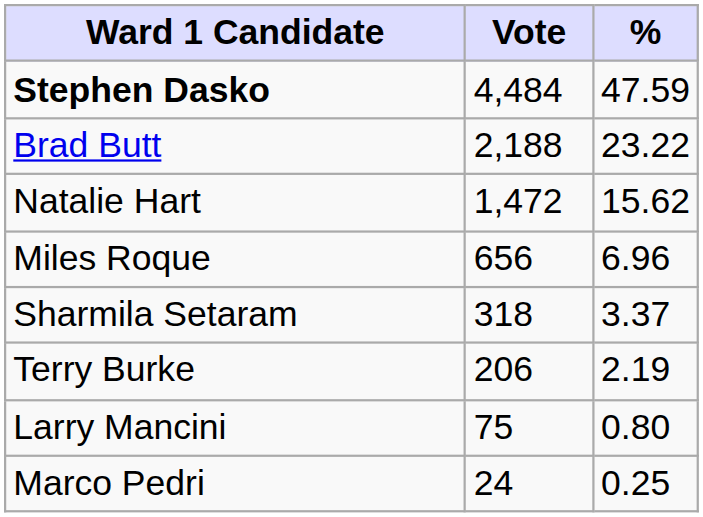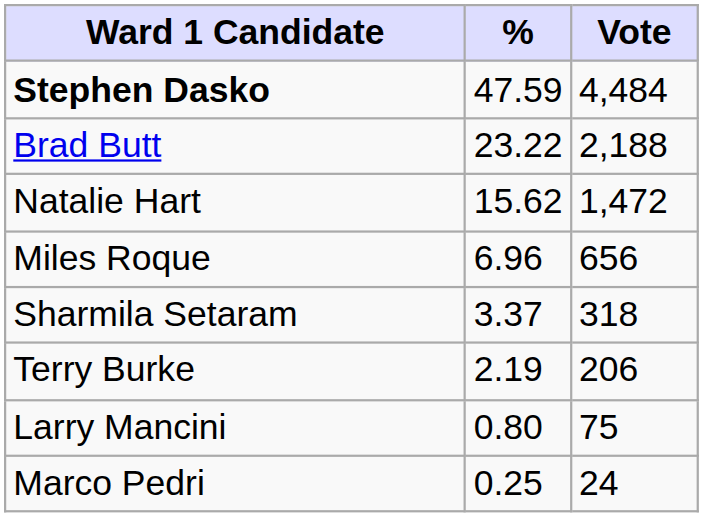columns swapped: (529, 32) <-> (645, 32)
